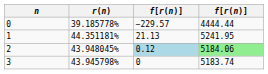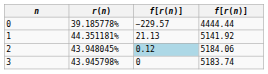(217, 37) 5241.95 -> (217, 37) 5141.92
(217, 50) lightgreen background -> (217, 50) no background
